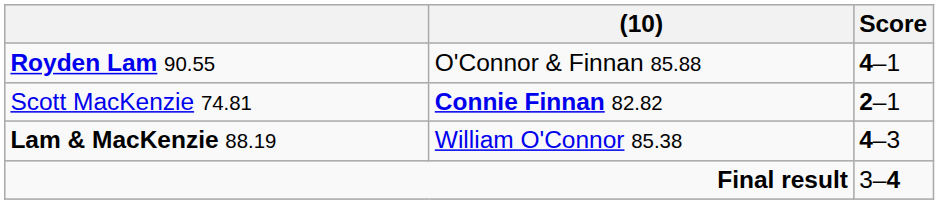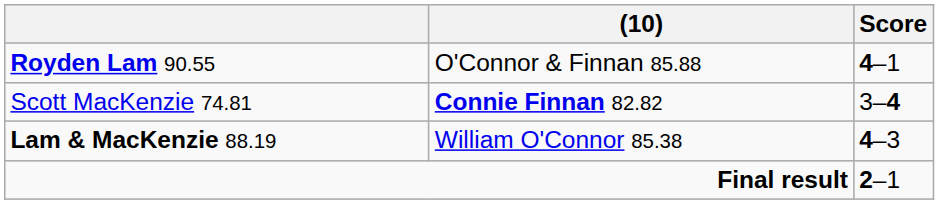(880, 101) 2–1 -> (880, 101) 3–4
(880, 179) 3–4 -> (880, 179) 2–1
